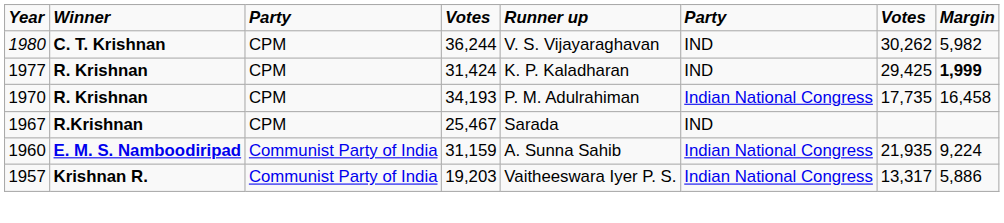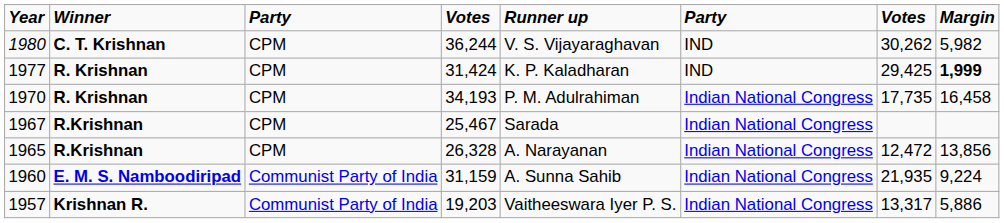(699, 124) IND -> (779, 124) Indian National Congress
+ row: (27, 151)
